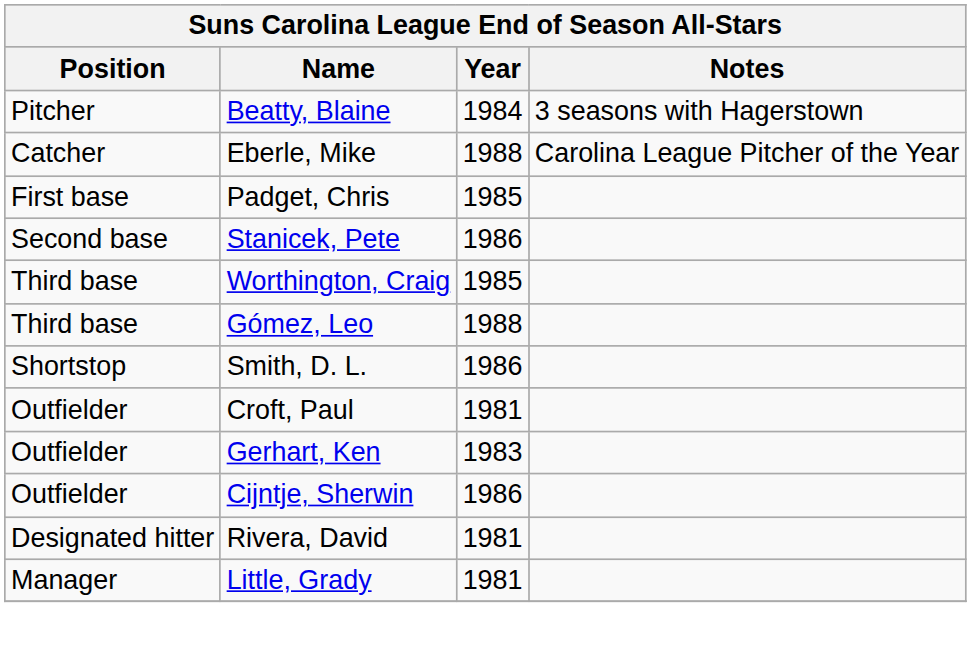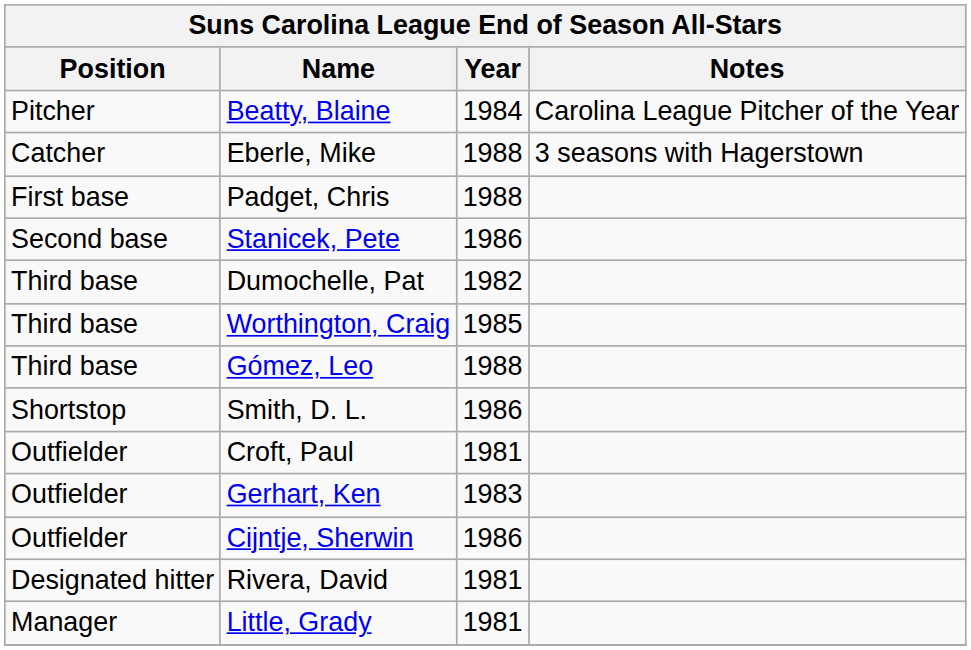(699, 111) 3 seasons with Hagerstown -> (747, 111) Carolina League Pitcher of the Year
(747, 153) Carolina League Pitcher of the Year -> (699, 153) 3 seasons with Hagerstown
(493, 196) 1985 -> (493, 196) 1988
+ row: (325, 281)
